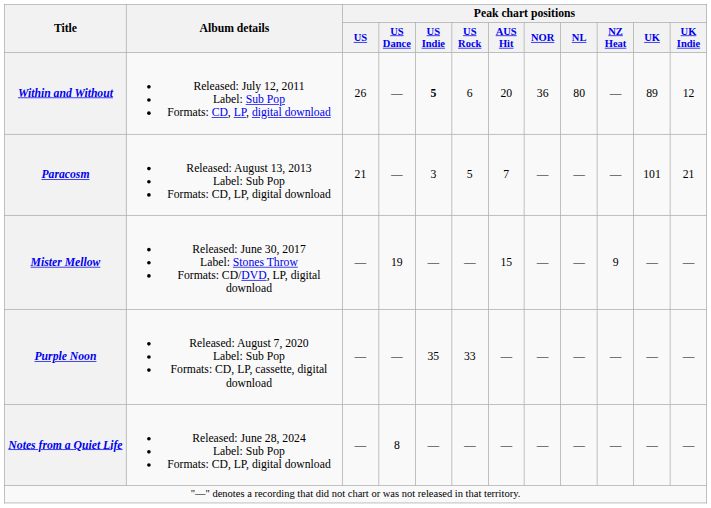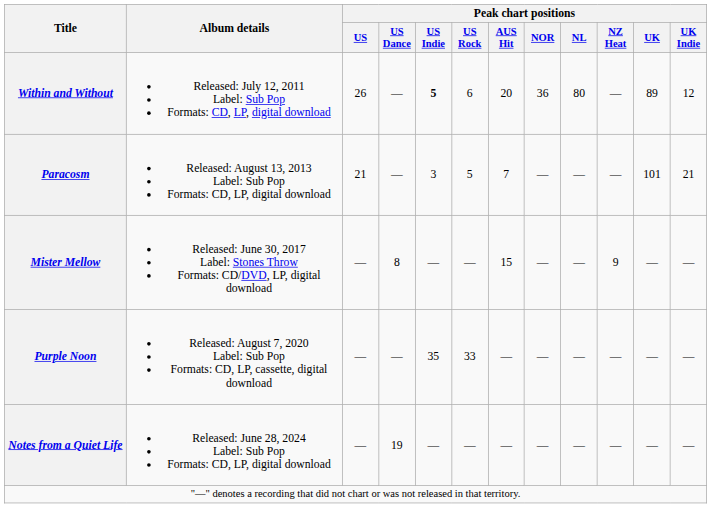(397, 262) 19 -> (397, 262) 8
(397, 444) 8 -> (397, 444) 19
